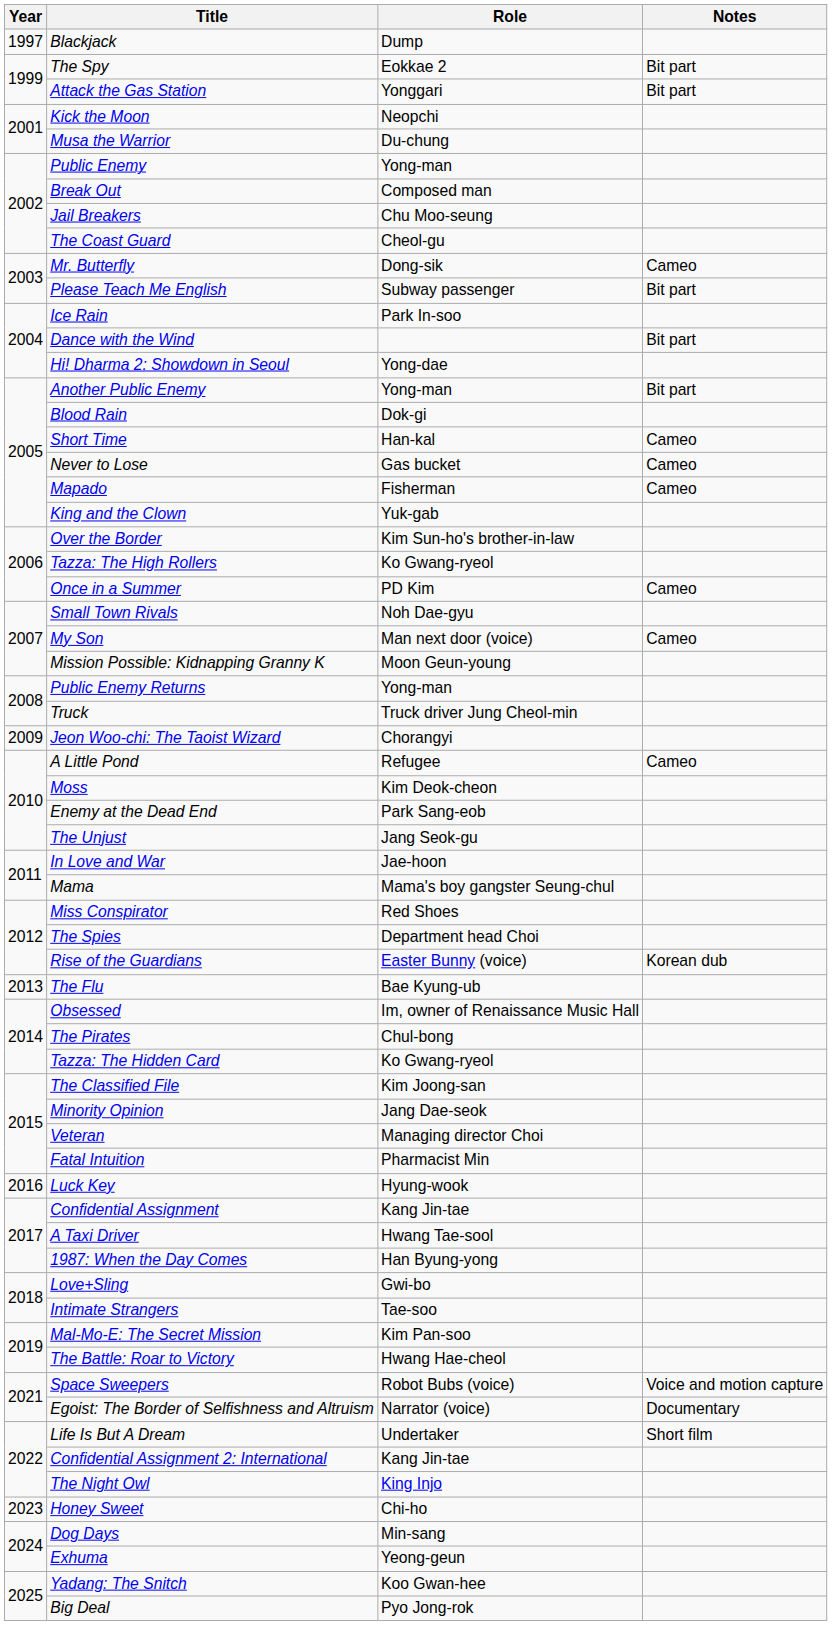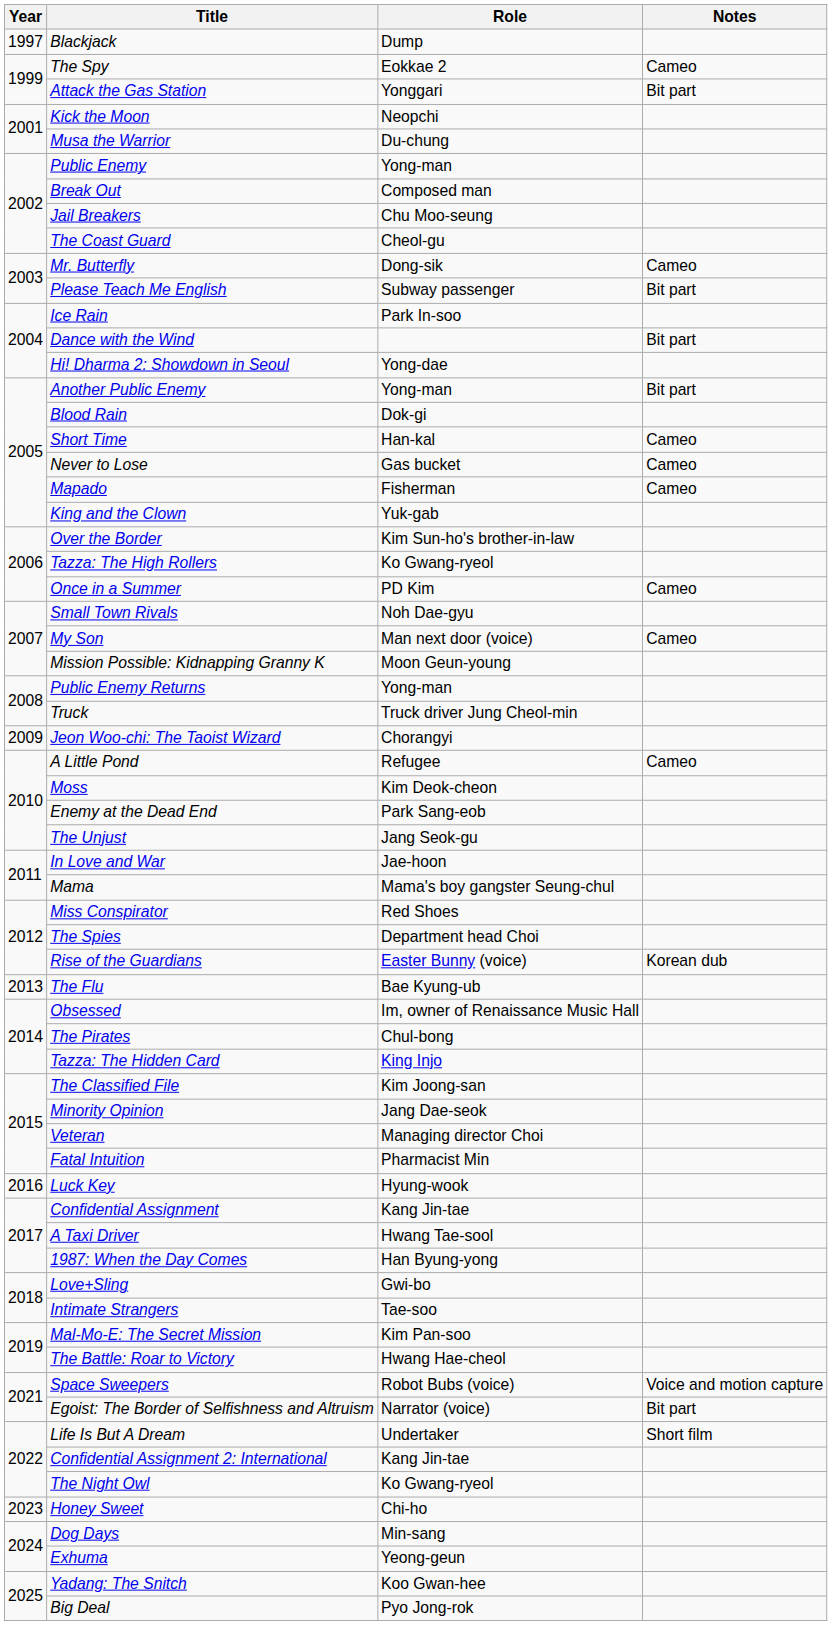(671, 66) Bit part -> (672, 66) Cameo
(437, 1061) Ko Gwang-ryeol -> (412, 1061) King Injo
(693, 1409) Documentary -> (671, 1409) Bit part
(412, 1484) King Injo -> (437, 1484) Ko Gwang-ryeol
